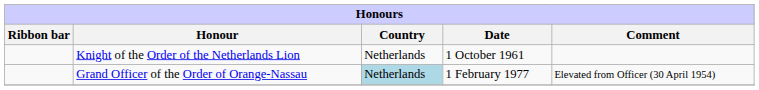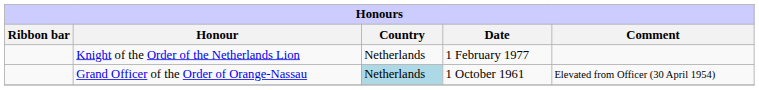(485, 54) 1 October 1961 -> (487, 54) 1 February 1977
(487, 74) 1 February 1977 -> (485, 74) 1 October 1961
